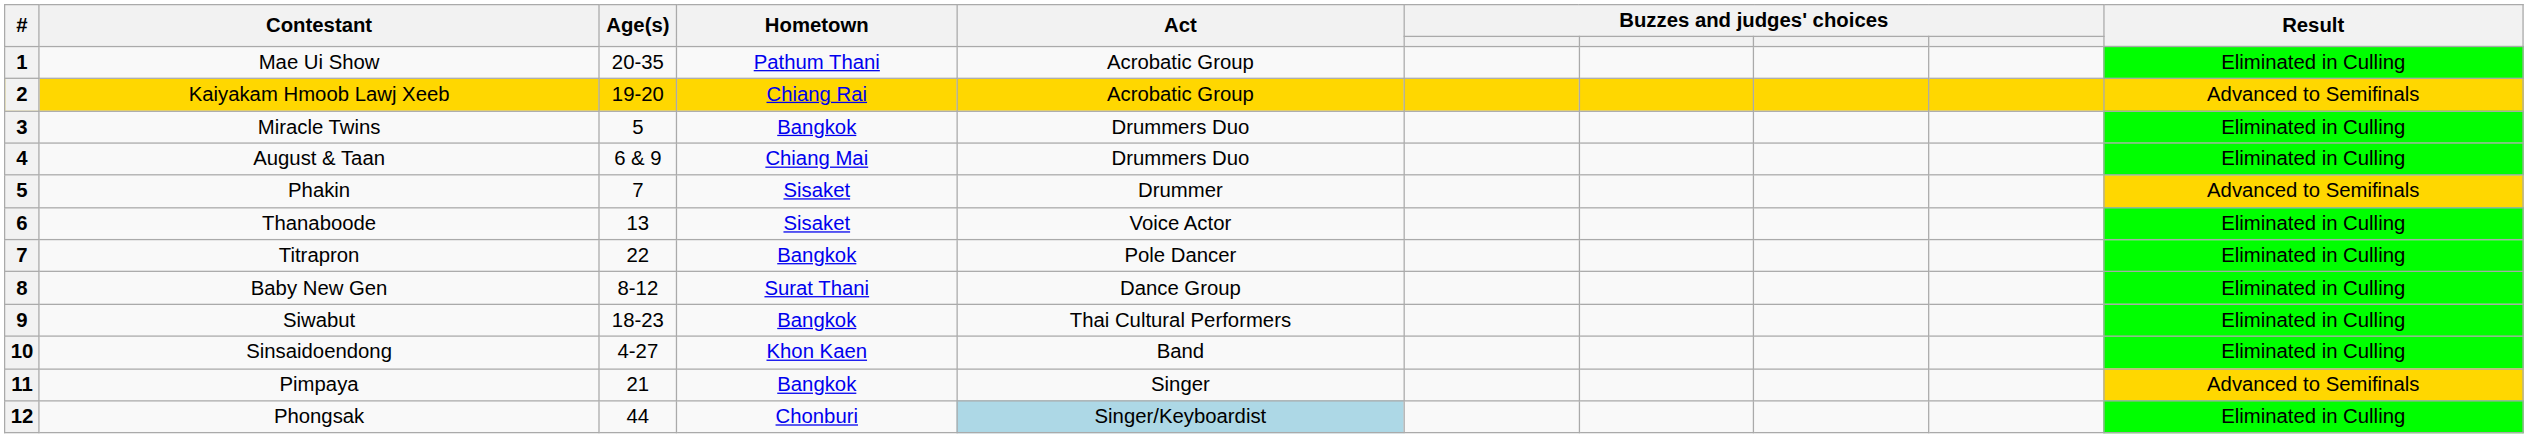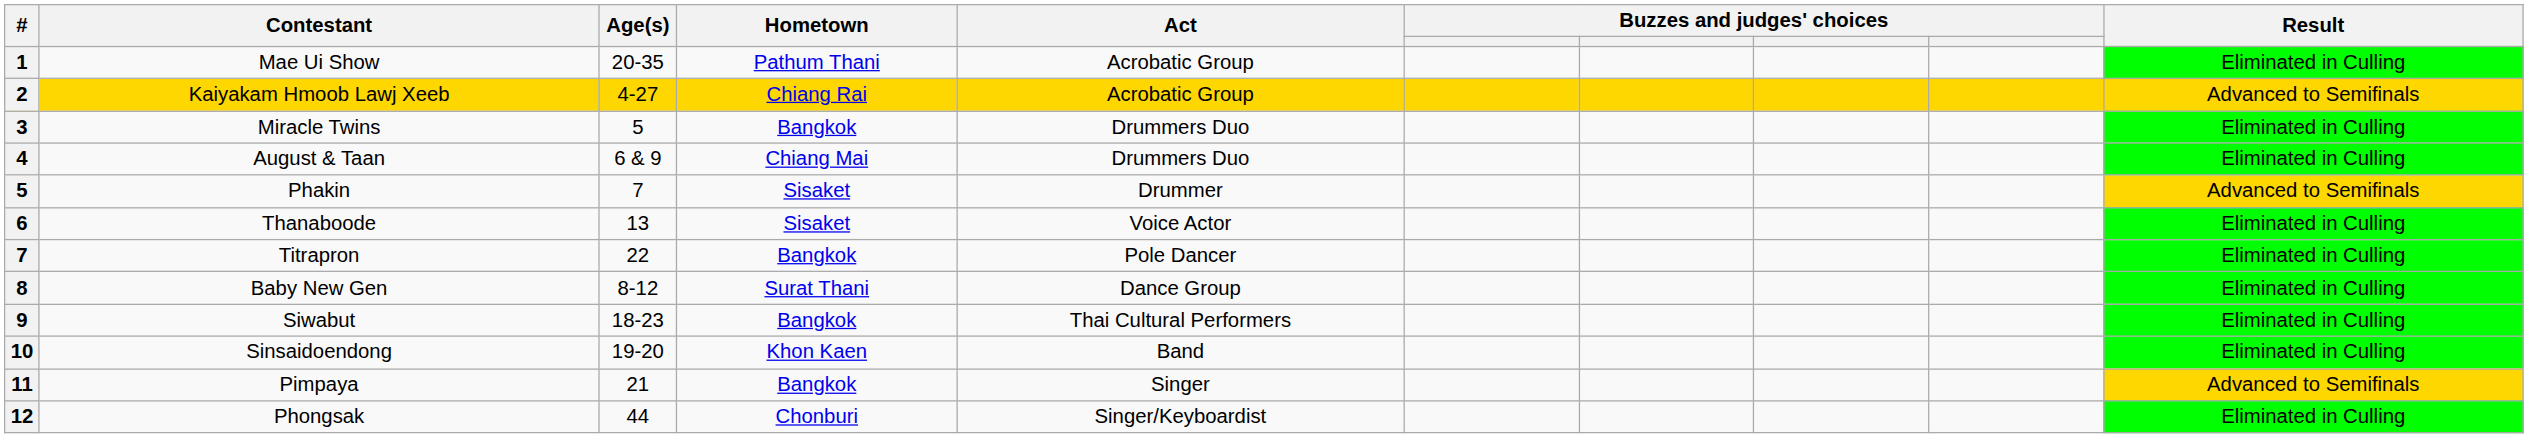(638, 94) 19-20 -> (638, 94) 4-27
(638, 352) 4-27 -> (638, 352) 19-20
(1180, 416) lightblue background -> (1180, 416) no background
